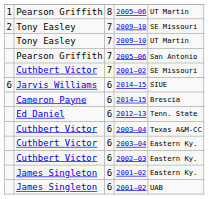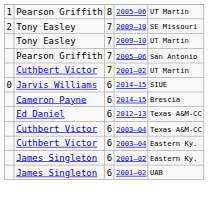(174, 70) SE Missouri -> (169, 70) UT Martin
(9, 85) 6 -> (9, 85) 0
(174, 114) Tenn. State -> (176, 114) Texas A&M-CC
- row: (57, 158)
